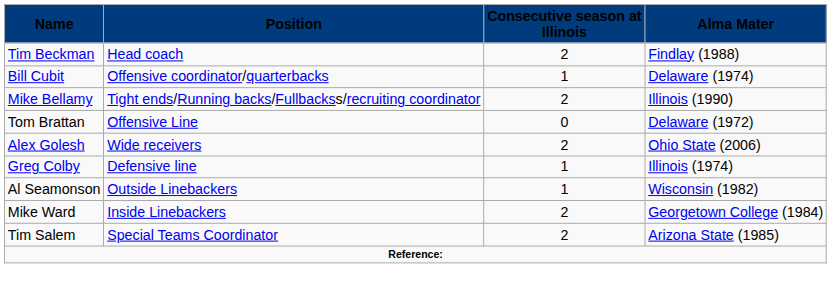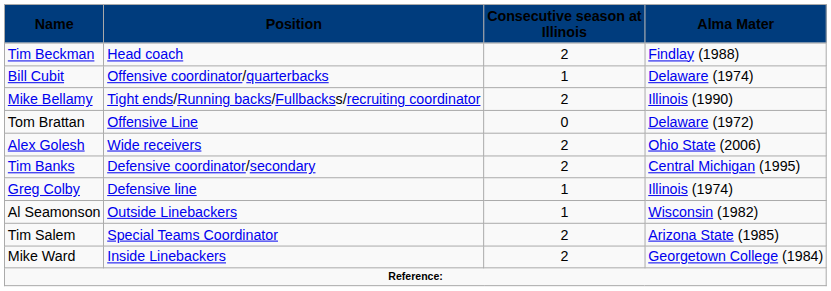+ row: (41, 167)
rows swapped: (42, 212) <-> (42, 235)
